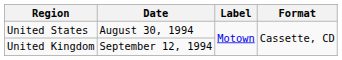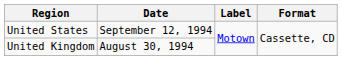(146, 30) August 30, 1994 -> (156, 30) September 12, 1994
(156, 47) September 12, 1994 -> (146, 47) August 30, 1994
